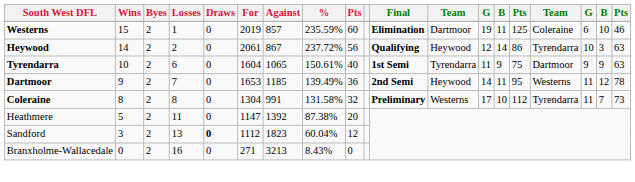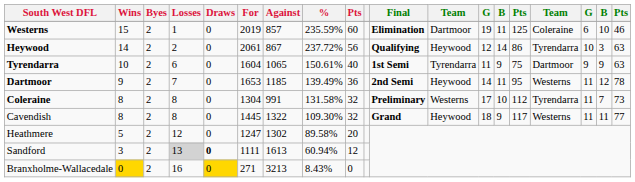+ row: (29, 116)
(177, 116) 11 -> (177, 133) 12
(250, 116) 1147 -> (250, 133) 1247
(276, 116) 1392 -> (276, 133) 1302
(321, 116) 87.38% -> (321, 133) 89.58%
(177, 133) no background -> (177, 150) lightgrey background
(250, 133) 1112 -> (250, 150) 1111
(276, 133) 1823 -> (276, 150) 1613
(321, 133) 60.04% -> (321, 150) 60.94%
(121, 150) no background -> (121, 168) gold background
(209, 150) no background -> (209, 168) gold background
